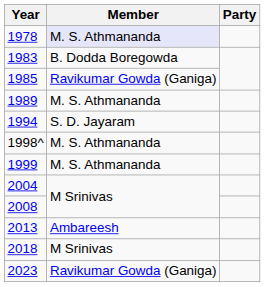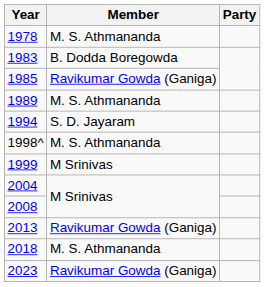(105, 36) lavender background -> (105, 36) no background
(105, 164) M. S. Athmananda -> (81, 164) M Srinivas
(84, 228) Ambareesh -> (133, 228) Ravikumar Gowda (Ganiga)
(81, 249) M Srinivas -> (105, 249) M. S. Athmananda
